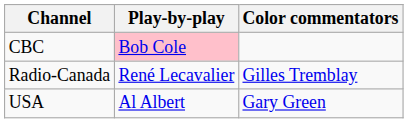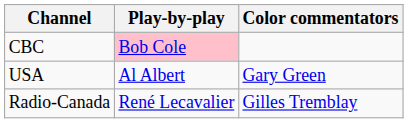rows swapped: (59, 74) <-> (26, 103)
